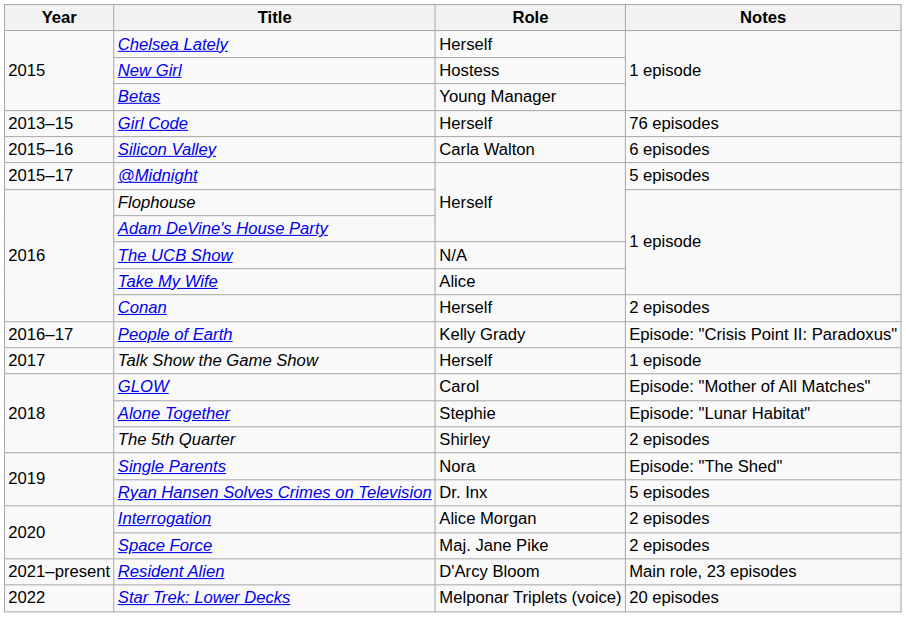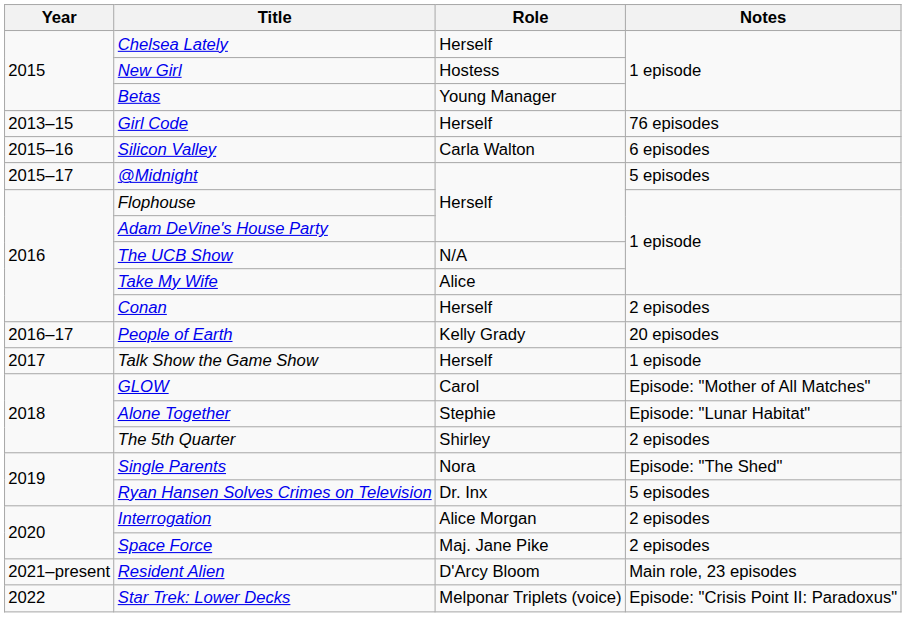(763, 334) Episode: "Crisis Point II: Paradoxus" -> (674, 334) 20 episodes
(674, 598) 20 episodes -> (763, 598) Episode: "Crisis Point II: Paradoxus"
